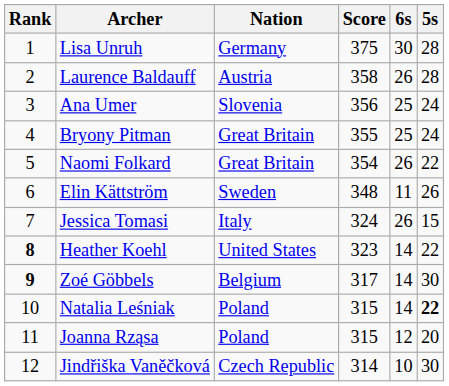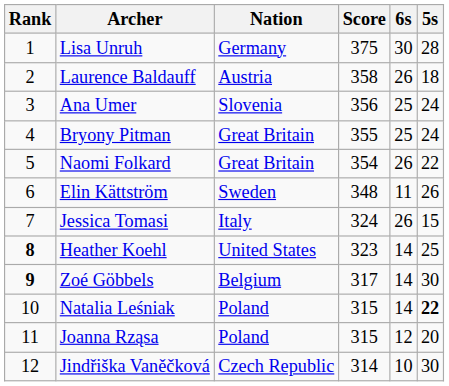(430, 76) 28 -> (430, 76) 18
(430, 250) 22 -> (430, 250) 25
